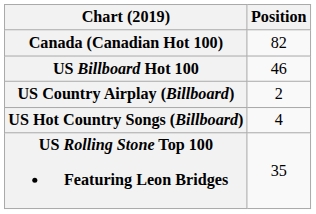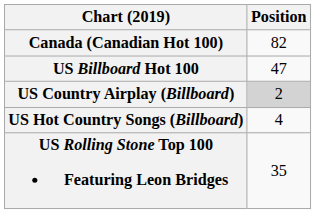(279, 68) 46 -> (279, 68) 47
(279, 94) no background -> (279, 94) lightgrey background
